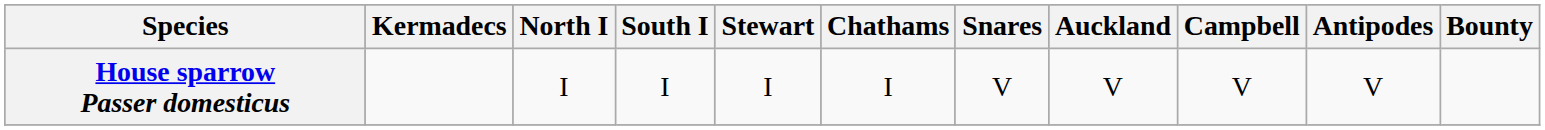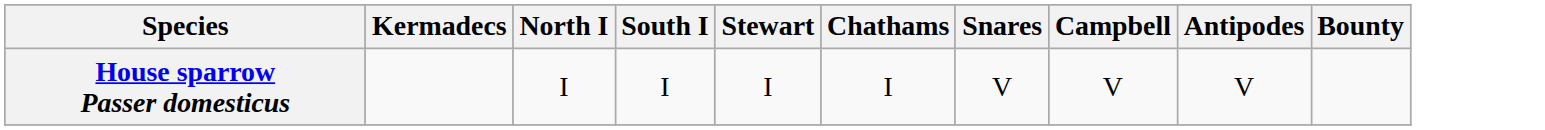- column: (1113, 26)
